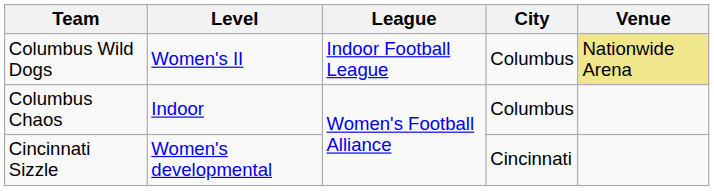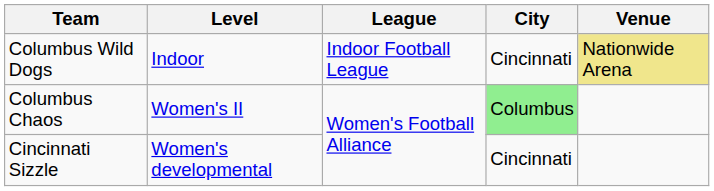(197, 59) Women's II -> (178, 59) Indoor
(532, 59) Columbus -> (531, 59) Cincinnati
(178, 109) Indoor -> (197, 109) Women's II
(532, 109) no background -> (532, 109) lightgreen background
